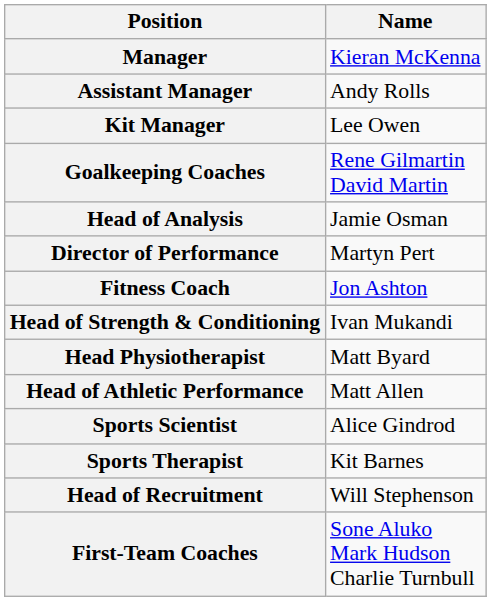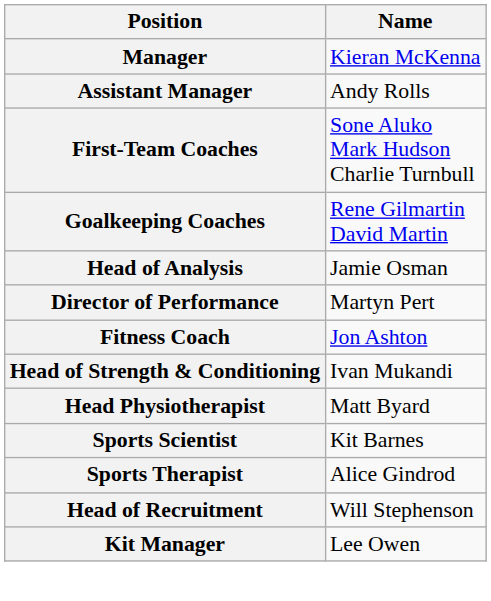rows swapped: (165, 553) <-> (165, 125)
- row: (165, 391)
(393, 425) Alice Gindrod -> (377, 440) Kit Barnes
(377, 460) Kit Barnes -> (393, 474) Alice Gindrod
